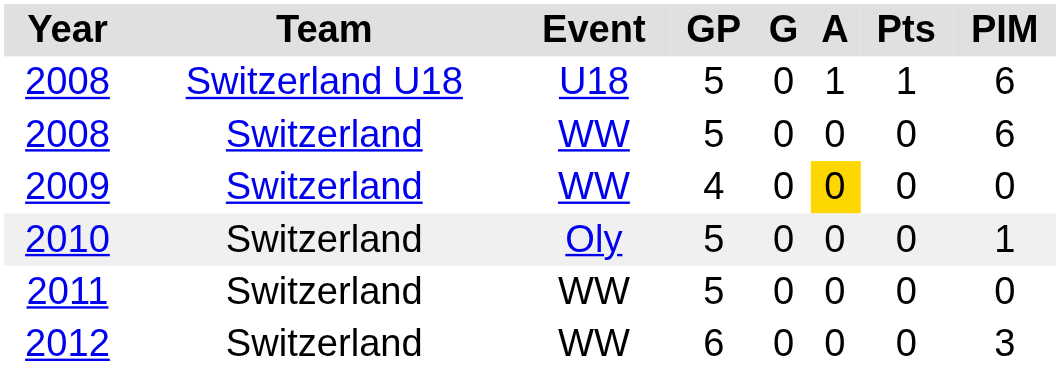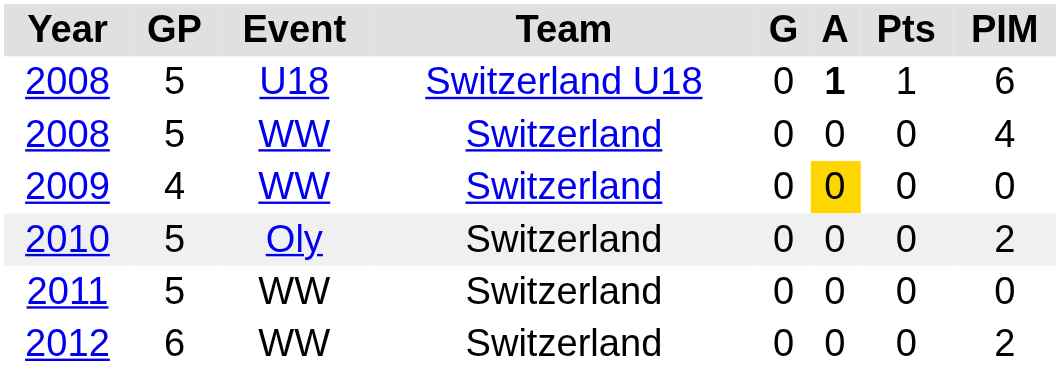columns swapped: (324, 29) <-> (714, 29)
(835, 81) normal -> (835, 81) bold
(1005, 134) 6 -> (1005, 134) 4
(1005, 238) 1 -> (1005, 238) 2
(1005, 343) 3 -> (1005, 343) 2
